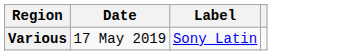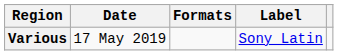+ column: (202, 16)
